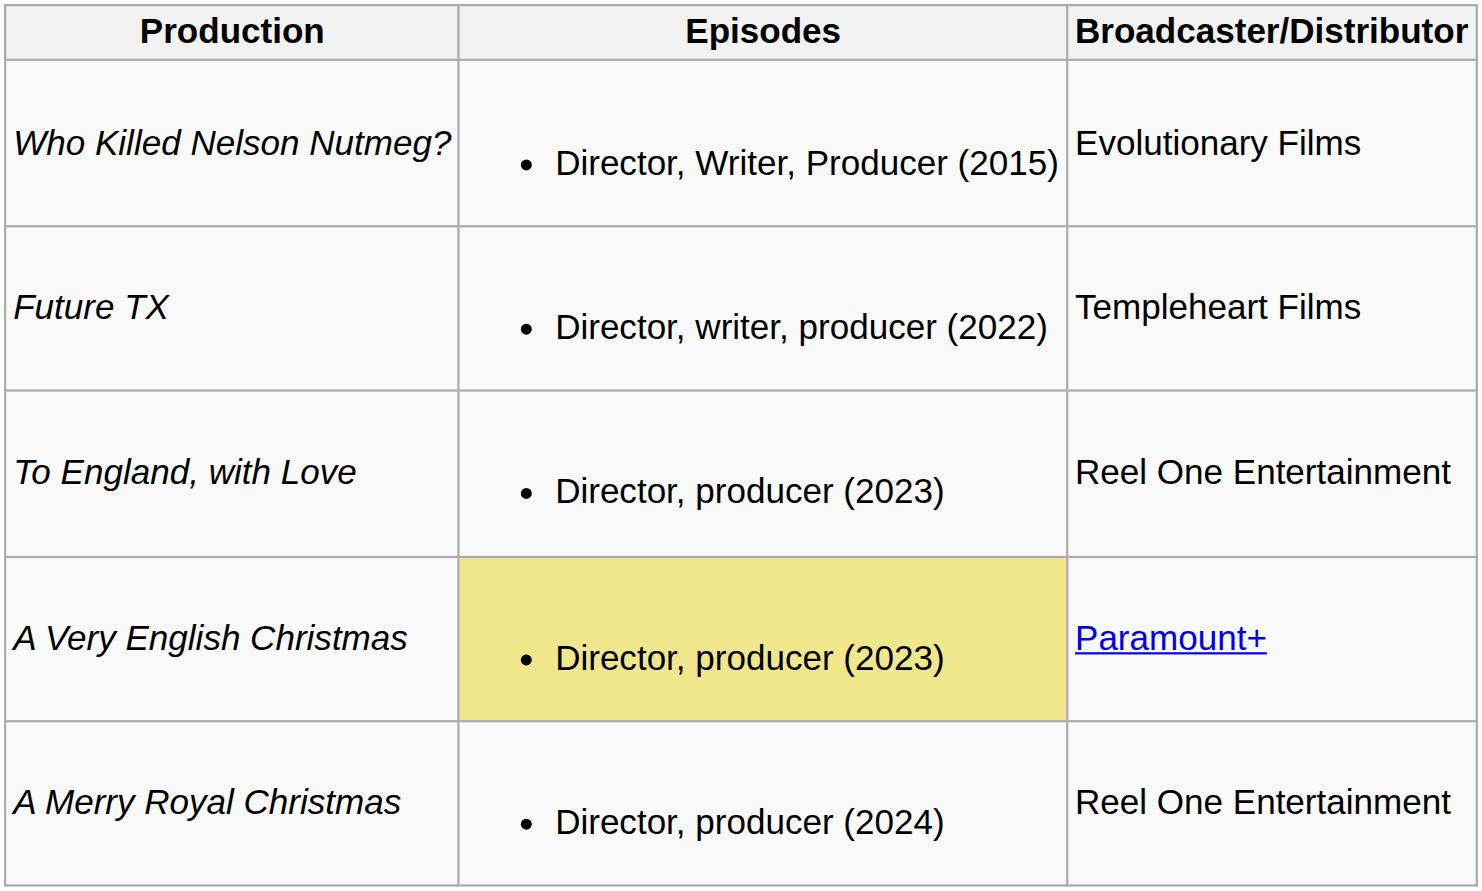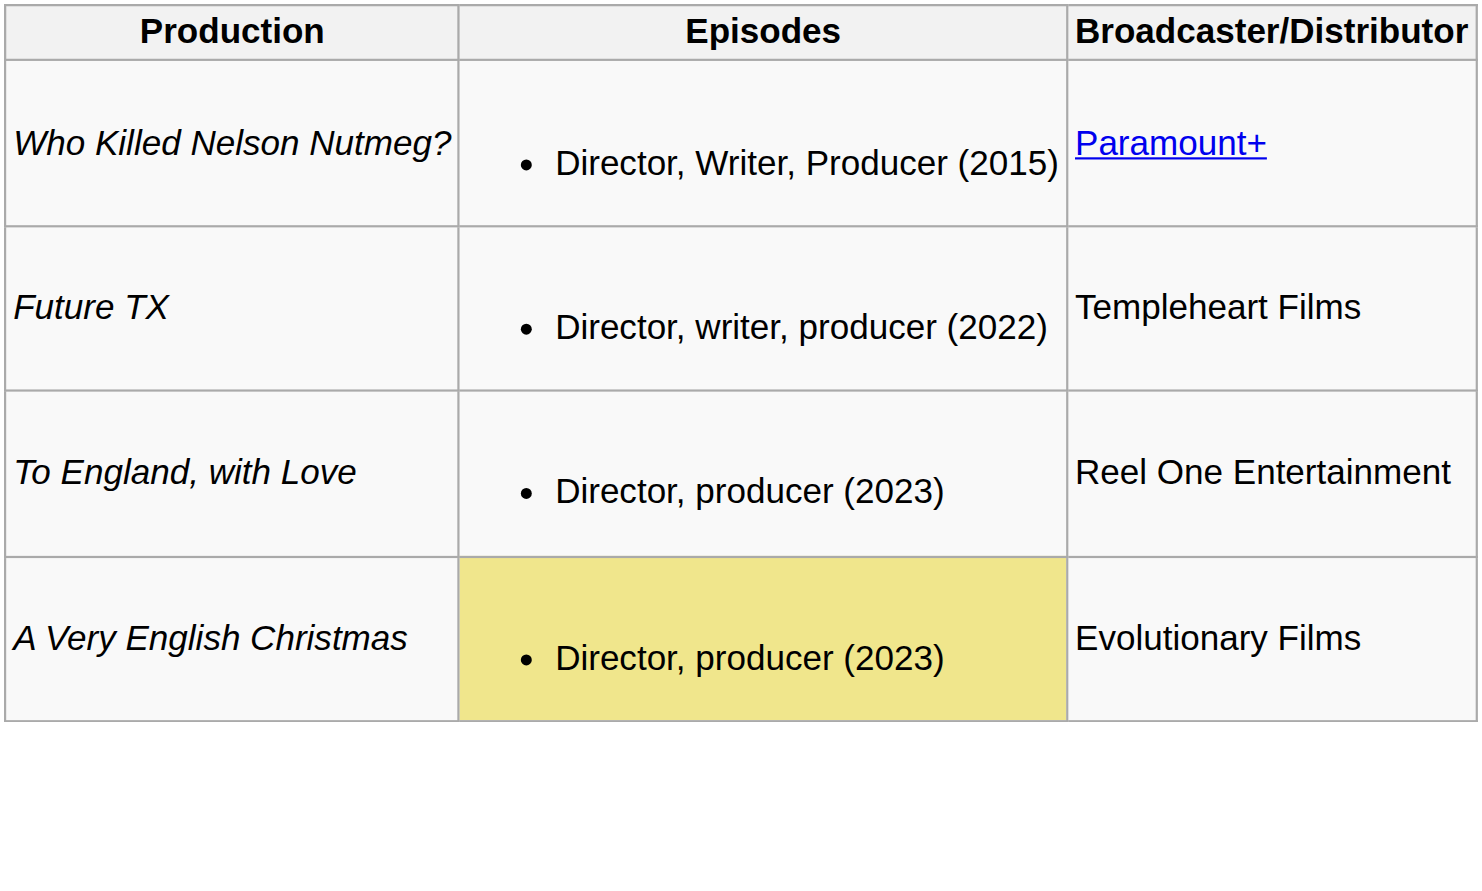(1218, 142) Evolutionary Films -> (1171, 142) Paramount+
(1171, 637) Paramount+ -> (1218, 637) Evolutionary Films
- row: (207, 802)
